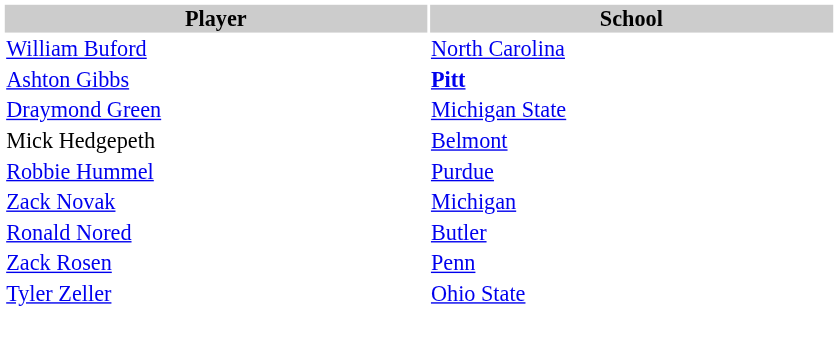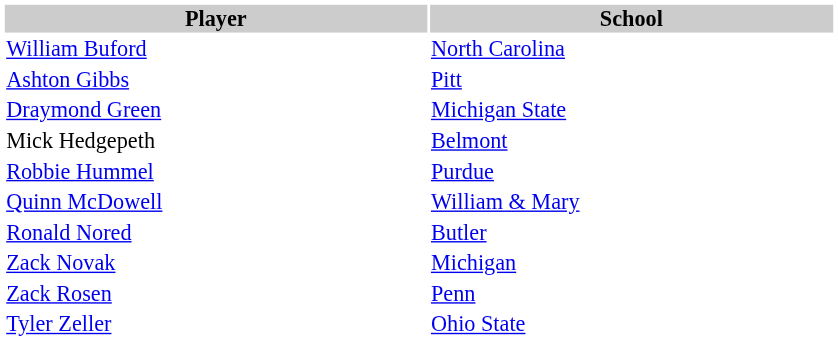(448, 79) bold -> (446, 79) normal
+ row: (84, 201)
rows swapped: (69, 232) <-> (61, 201)
